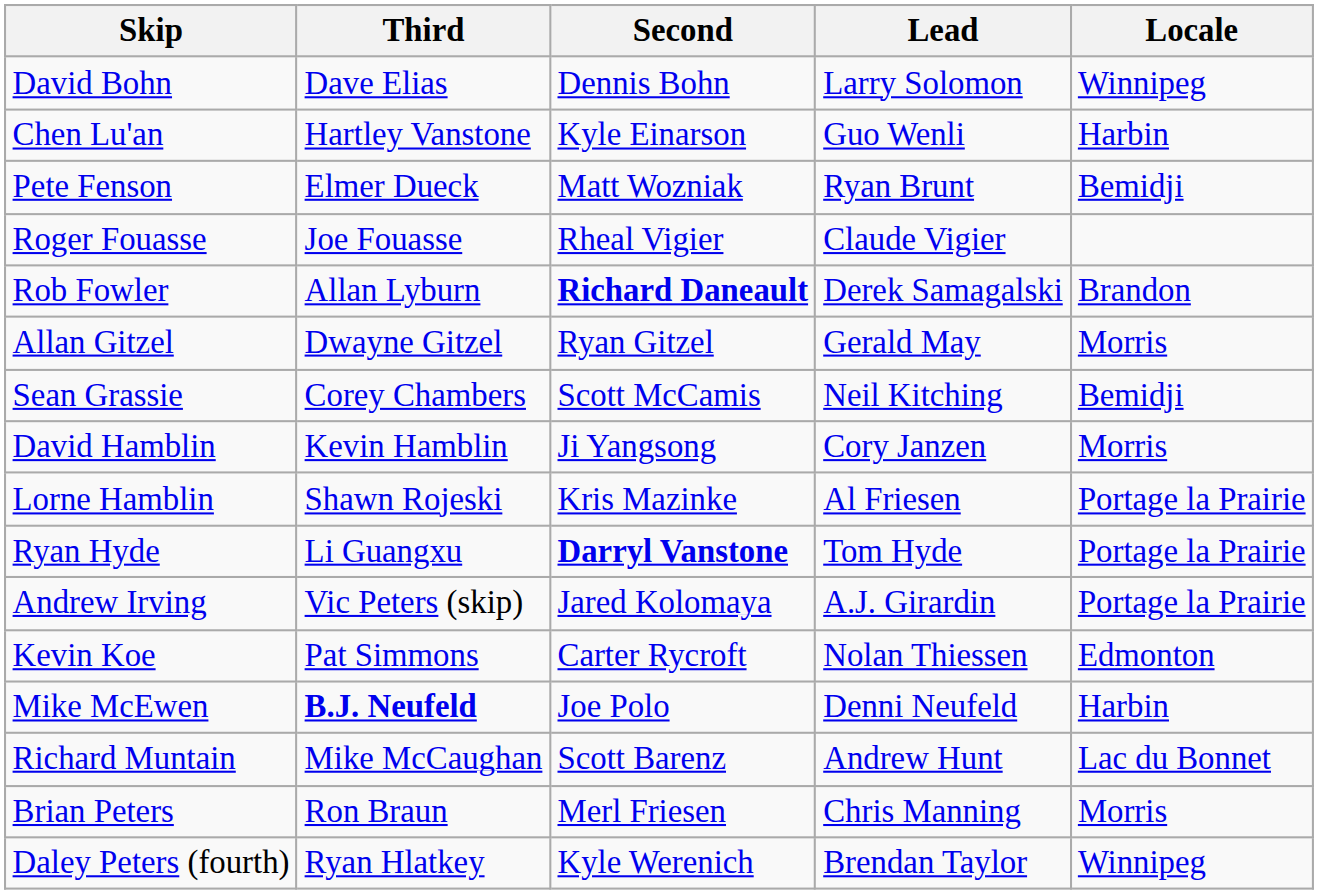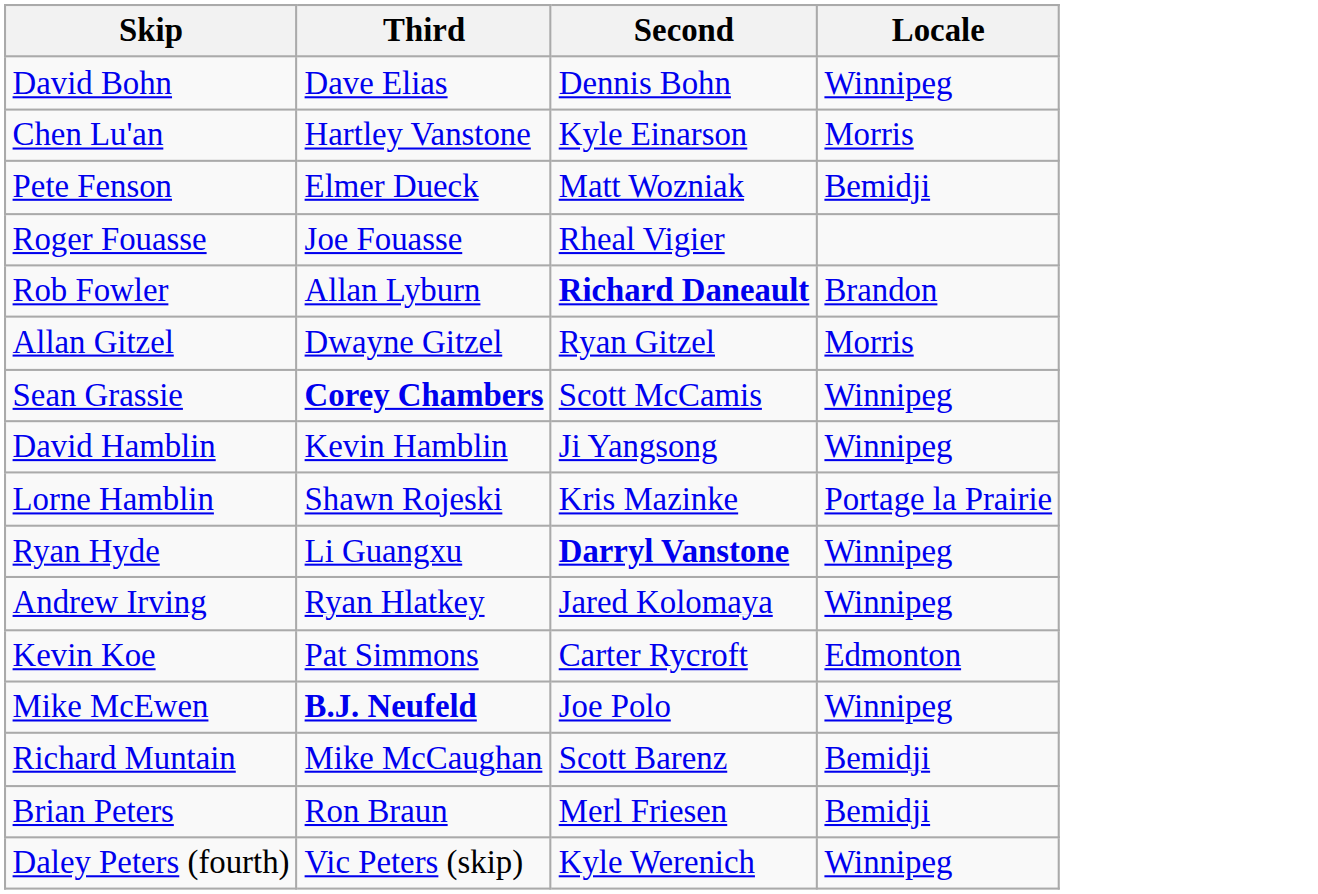- column: (943, 30)
(1123, 134) Harbin -> (869, 134) Morris
(415, 394) normal -> (424, 394) bold
(1131, 394) Bemidji -> (888, 394) Winnipeg
(1123, 446) Morris -> (888, 446) Winnipeg
(1192, 550) Portage la Prairie -> (888, 550) Winnipeg
(414, 602) Vic Peters (skip) -> (395, 602) Ryan Hlatkey
(1192, 602) Portage la Prairie -> (888, 602) Winnipeg
(1123, 706) Harbin -> (888, 706) Winnipeg
(1174, 758) Lac du Bonnet -> (877, 758) Bemidji
(1123, 810) Morris -> (877, 810) Bemidji
(395, 862) Ryan Hlatkey -> (414, 862) Vic Peters (skip)
